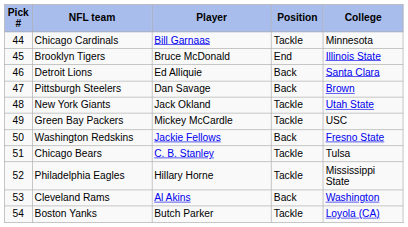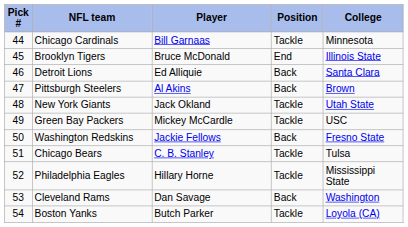(182, 89) Dan Savage -> (172, 89) Al Akins
(172, 198) Al Akins -> (182, 198) Dan Savage
